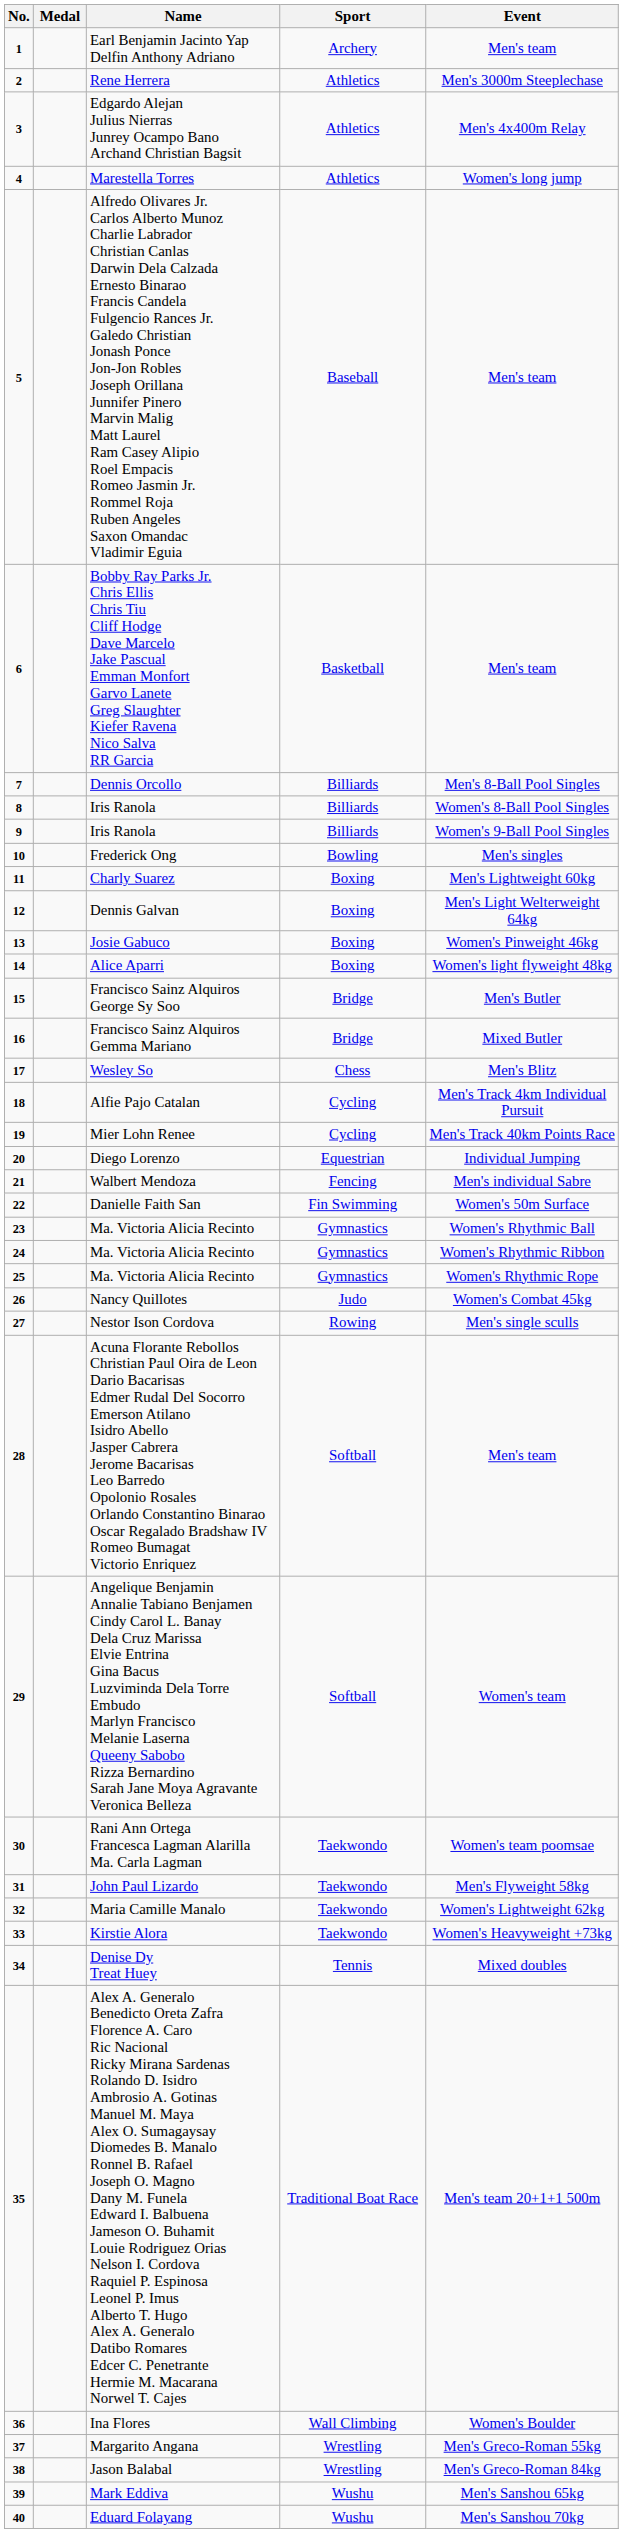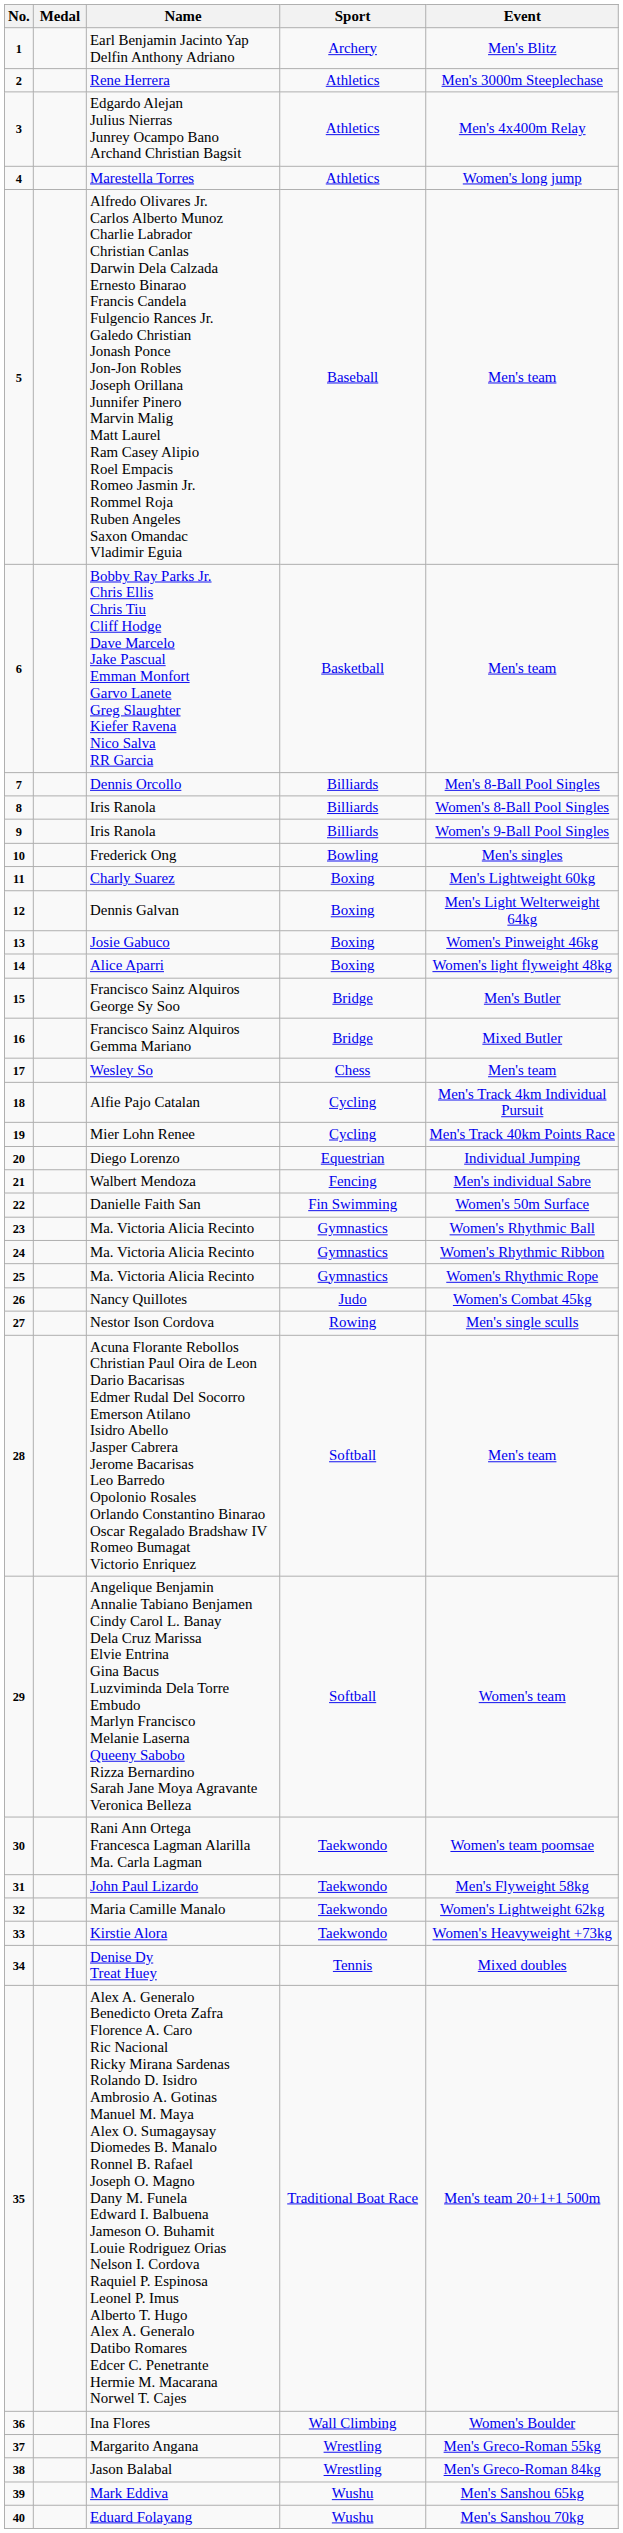(522, 48) Men's team -> (522, 48) Men's Blitz
(522, 1070) Men's Blitz -> (522, 1070) Men's team
